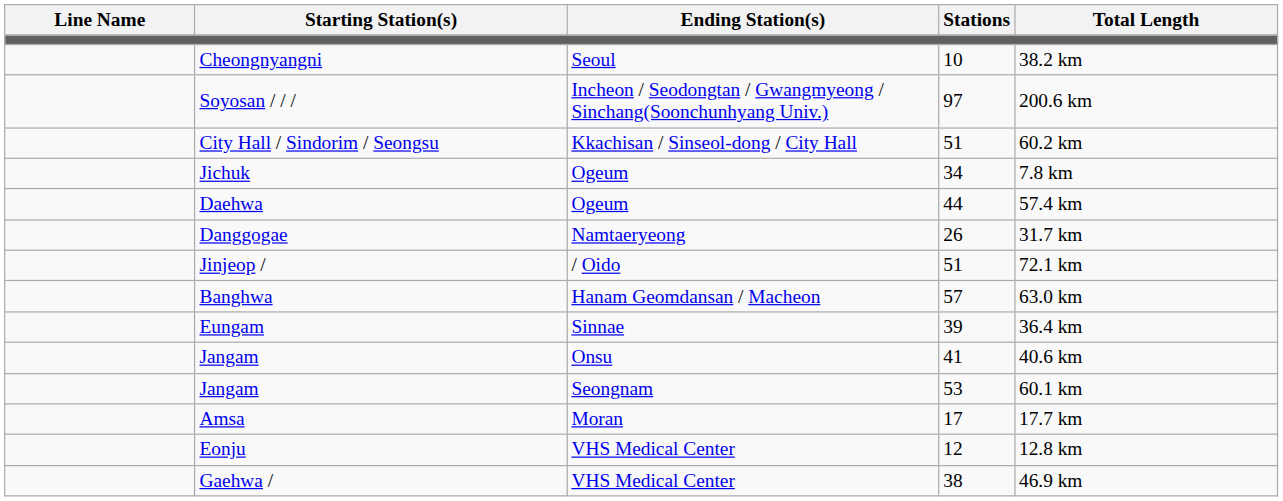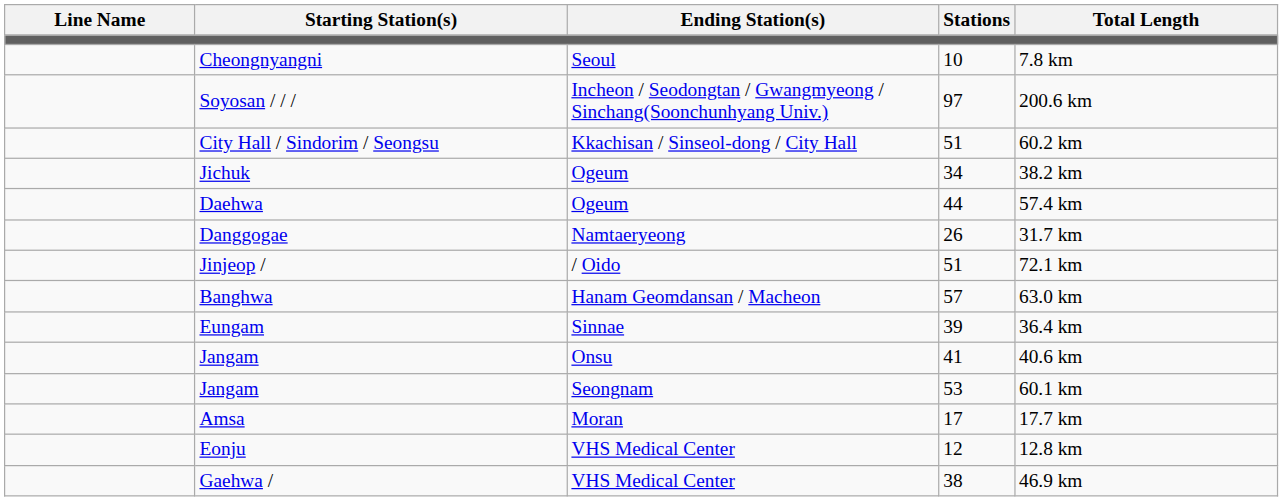(1051, 59) 38.2 km -> (1046, 59) 7.8 km
(1046, 173) 7.8 km -> (1051, 173) 38.2 km
